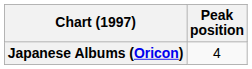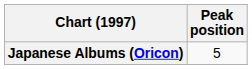(217, 53) 4 -> (217, 53) 5
